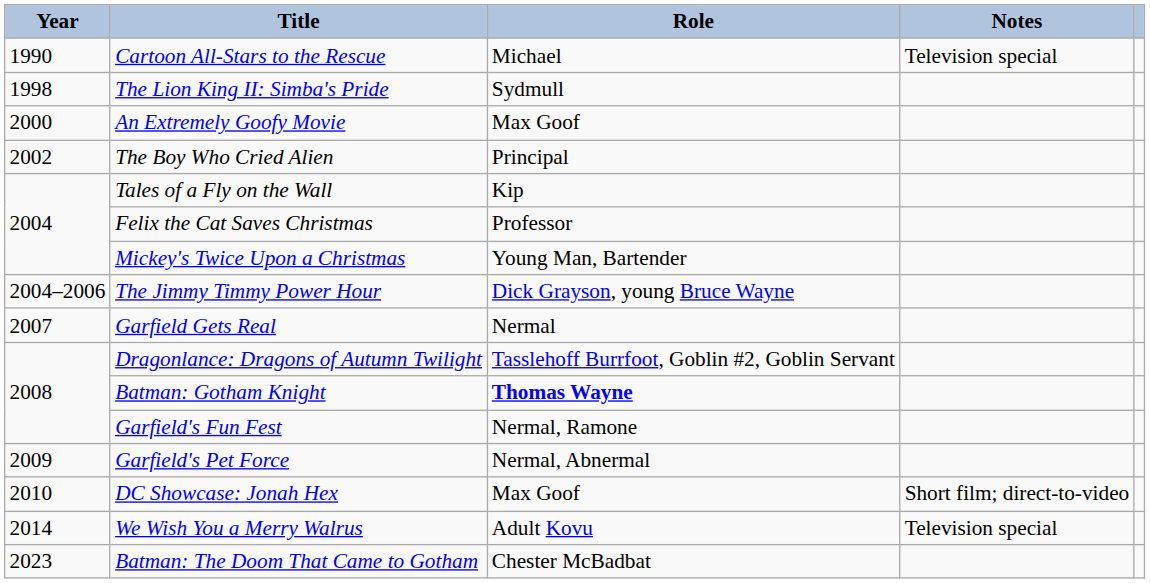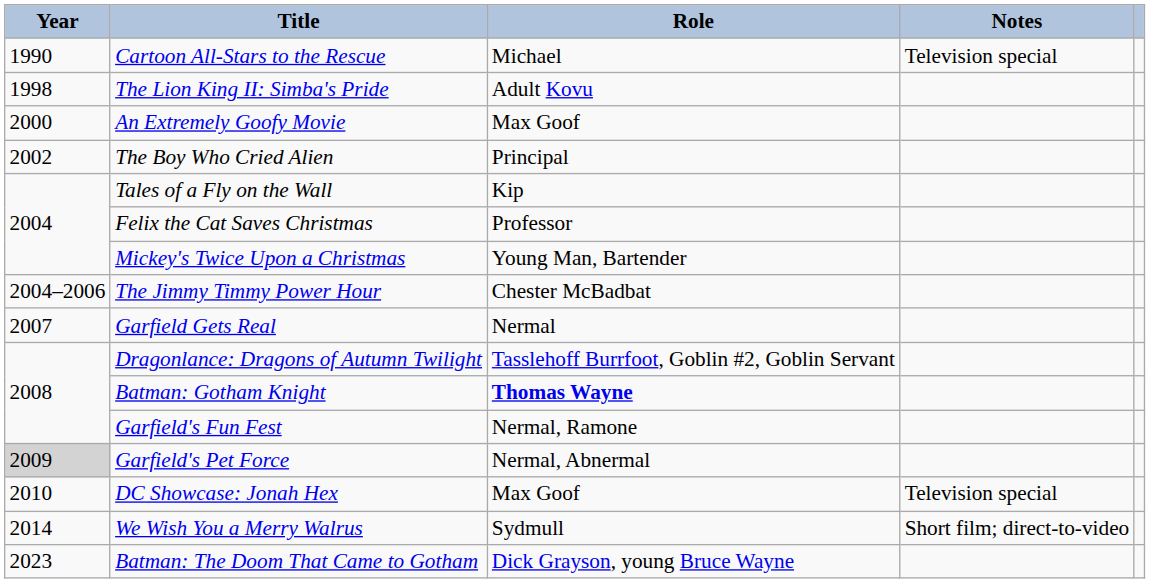(528, 88) Sydmull -> (542, 88) Adult Kovu
(643, 291) Dick Grayson, young Bruce Wayne -> (571, 291) Chester McBadbat
(31, 460) no background -> (31, 460) lightgrey background
(1017, 493) Short film; direct-to-video -> (981, 493) Television special
(542, 527) Adult Kovu -> (528, 527) Sydmull
(981, 527) Television special -> (1017, 527) Short film; direct-to-video
(571, 561) Chester McBadbat -> (643, 561) Dick Grayson, young Bruce Wayne
